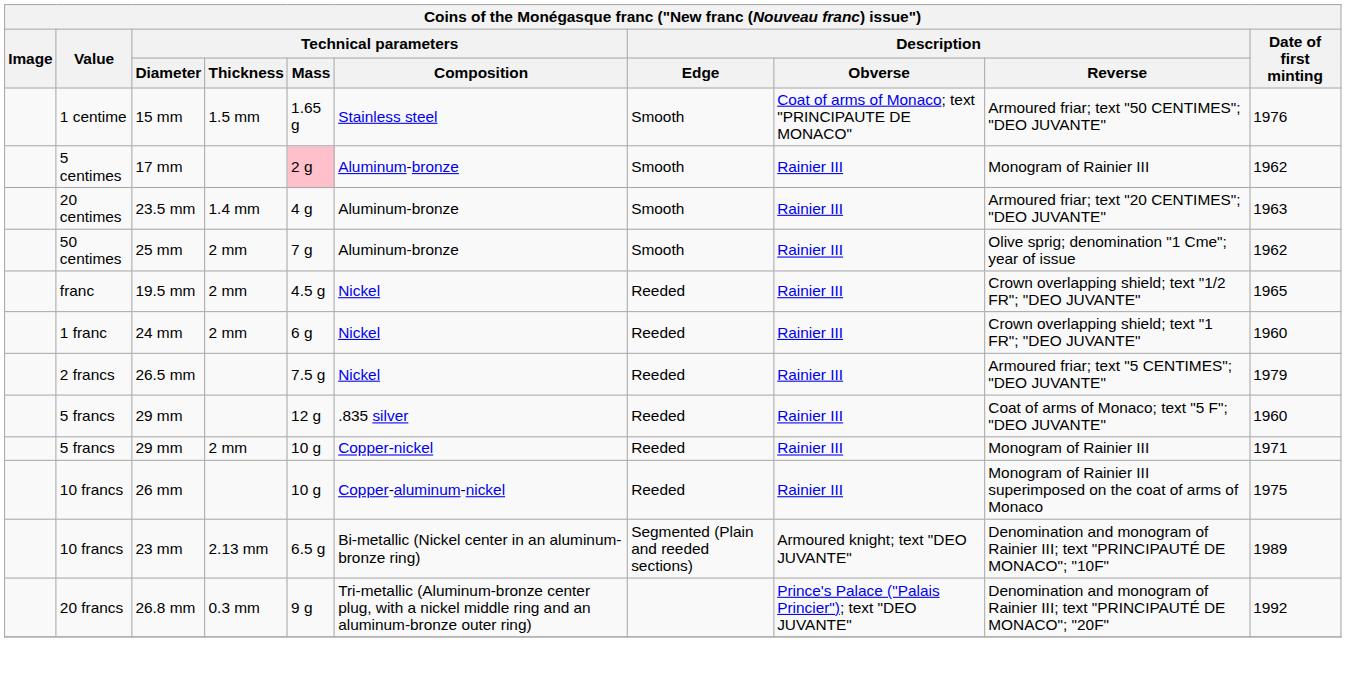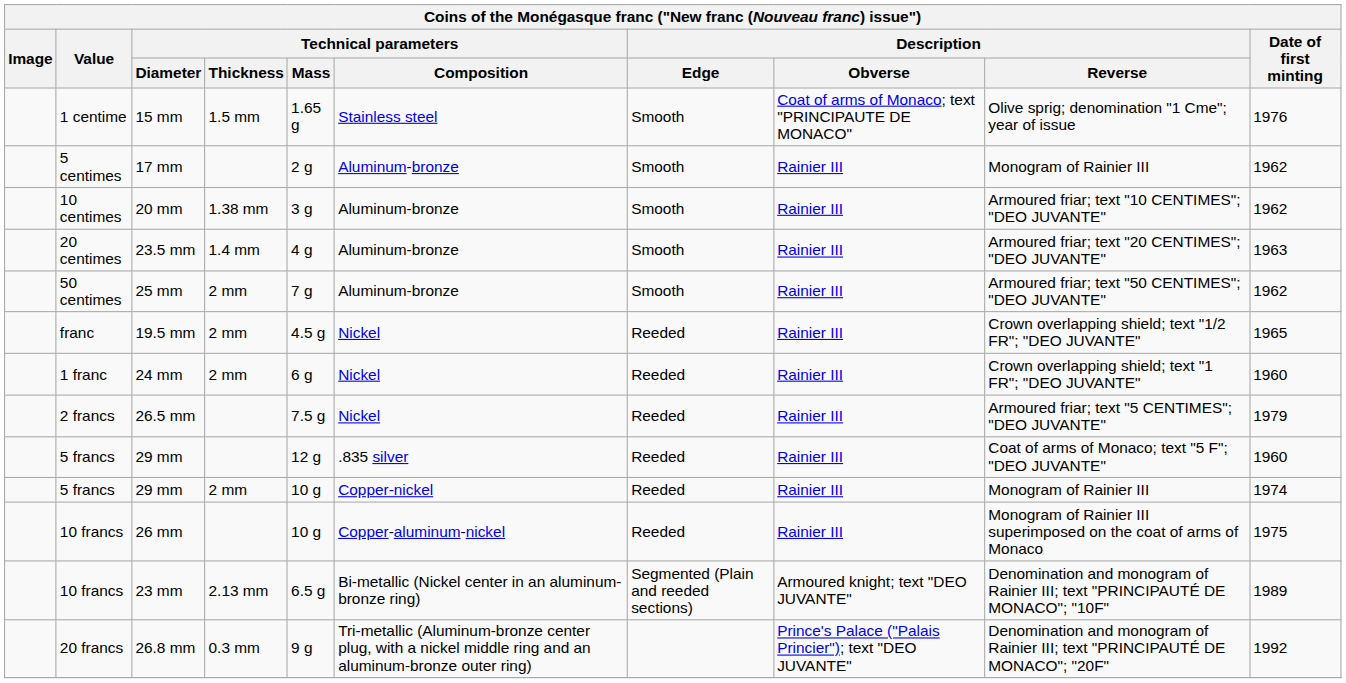(1114, 117) Armoured friar; text "50 CENTIMES"; "DEO JUVANTE" -> (1108, 117) Olive sprig; denomination "1 Cme"; year of issue
(302, 167) pink background -> (302, 167) no background
+ row: (159, 209)
(1108, 250) Olive sprig; denomination "1 Cme"; year of issue -> (1114, 292) Armoured friar; text "50 CENTIMES"; "DEO JUVANTE"
(1270, 449) 1971 -> (1270, 490) 1974
